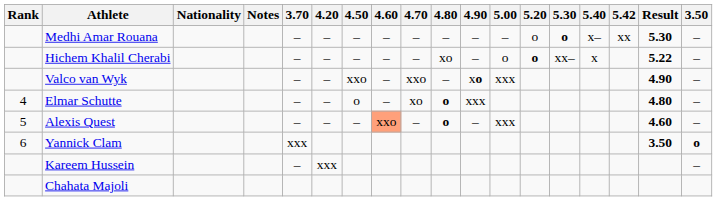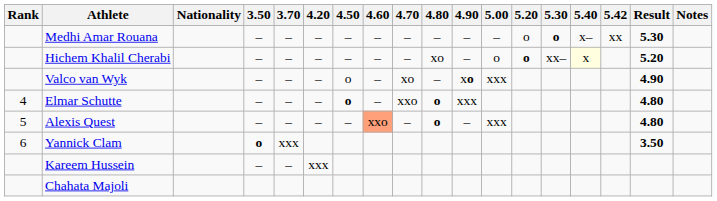columns swapped: (697, 15) <-> (263, 15)
(594, 57) no background -> (586, 57) lightyellow background
(660, 57) 5.22 -> (652, 57) 5.20
(357, 79) xxo -> (348, 79) o
(416, 79) xxo -> (407, 79) xo
(357, 100) normal -> (348, 100) bold
(416, 100) xo -> (407, 100) xxo
(660, 121) 4.60 -> (652, 121) 4.80
